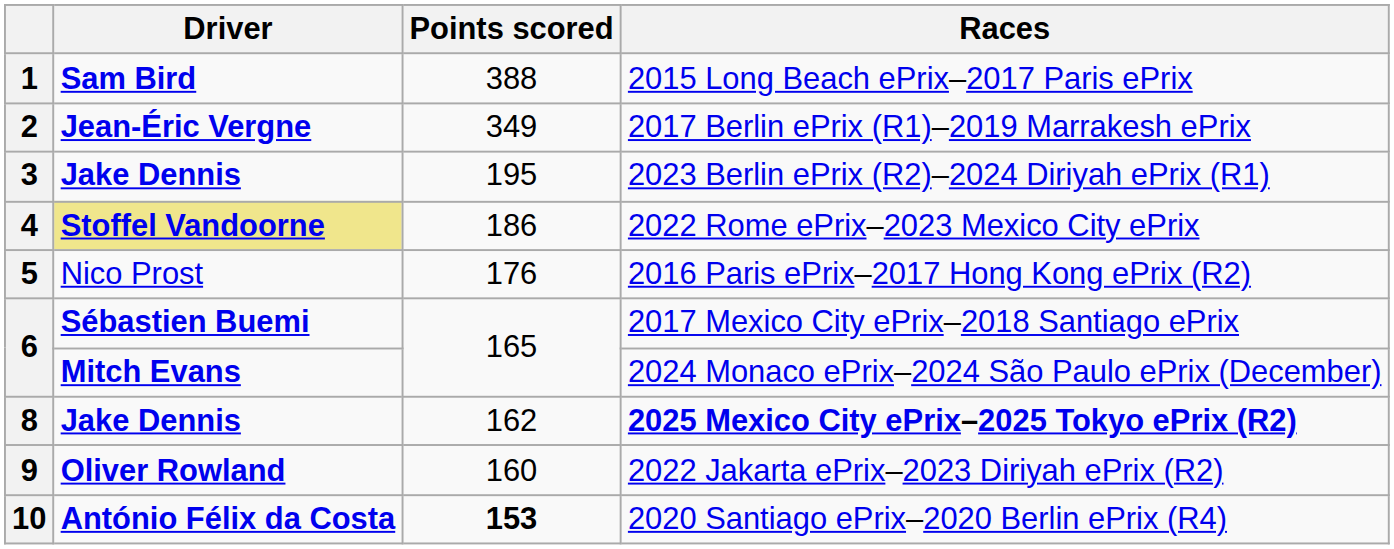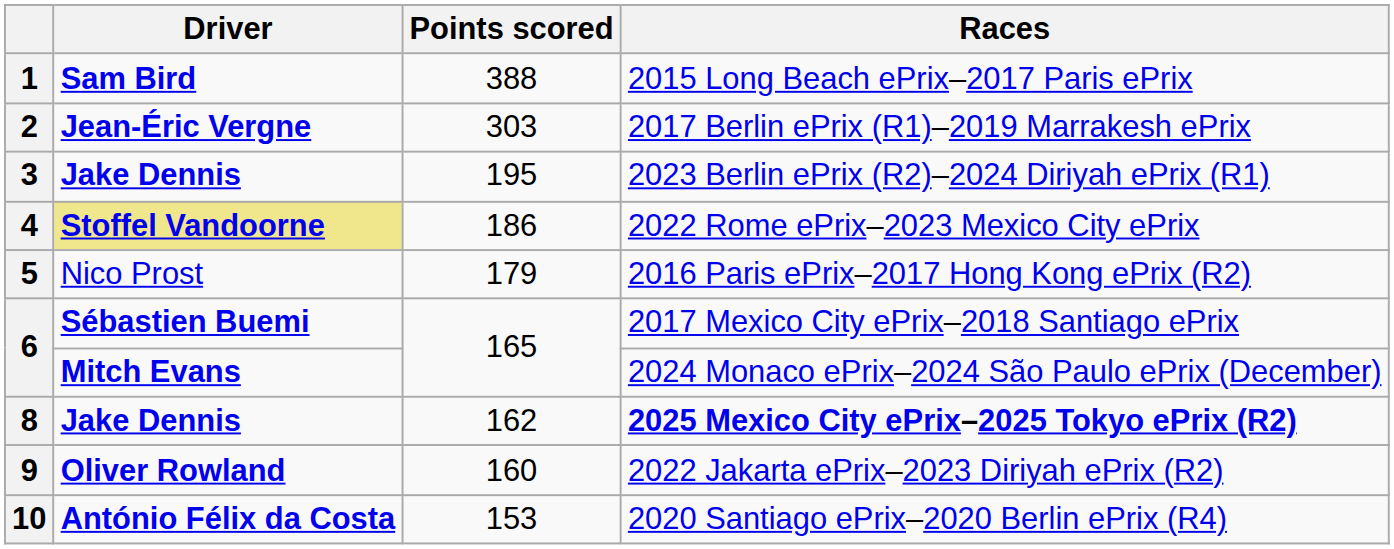(512, 126) 349 -> (512, 126) 303
(512, 273) 176 -> (512, 273) 179
(512, 518) bold -> (512, 518) normal
